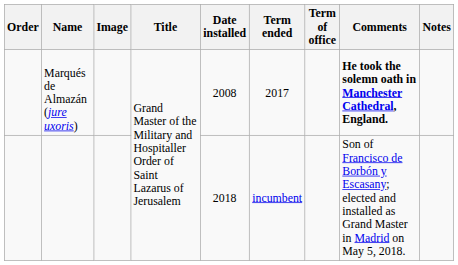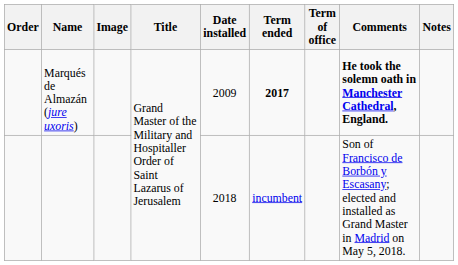(225, 92) 2008 -> (225, 92) 2009
(277, 92) normal -> (277, 92) bold
